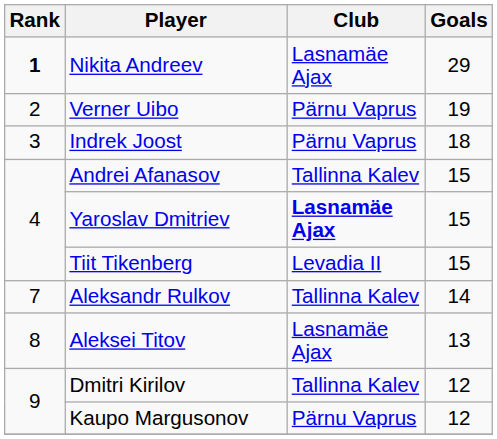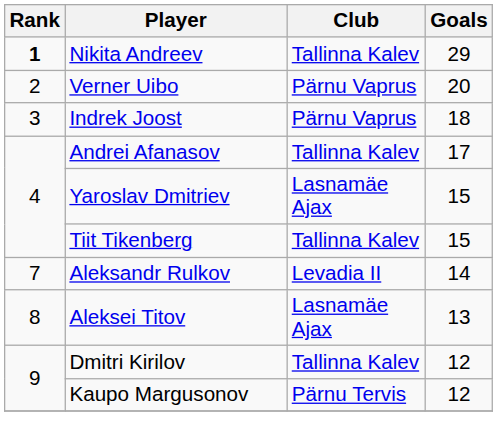(340, 65) Lasnamäe Ajax -> (355, 53) Tallinna Kalev
(459, 109) 19 -> (459, 86) 20
(459, 175) 15 -> (459, 151) 17
(342, 219) bold -> (340, 196) normal
(337, 263) Levadia II -> (355, 240) Tallinna Kalev
(355, 296) Tallinna Kalev -> (337, 273) Levadia II
(354, 417) Pärnu Vaprus -> (349, 394) Pärnu Tervis
